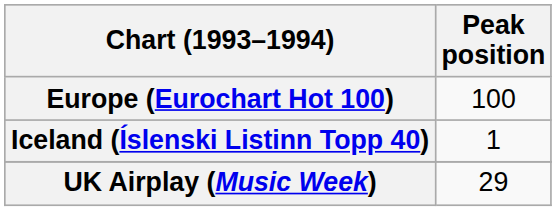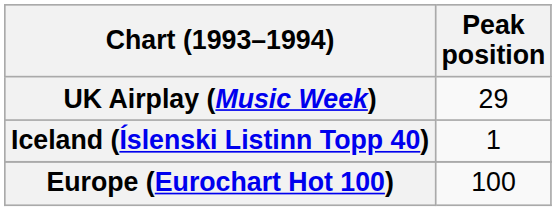rows swapped: (220, 98) <-> (220, 182)
